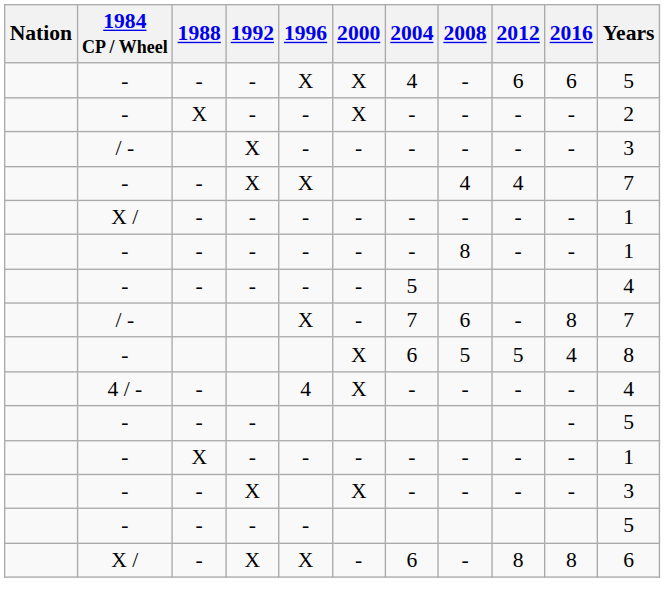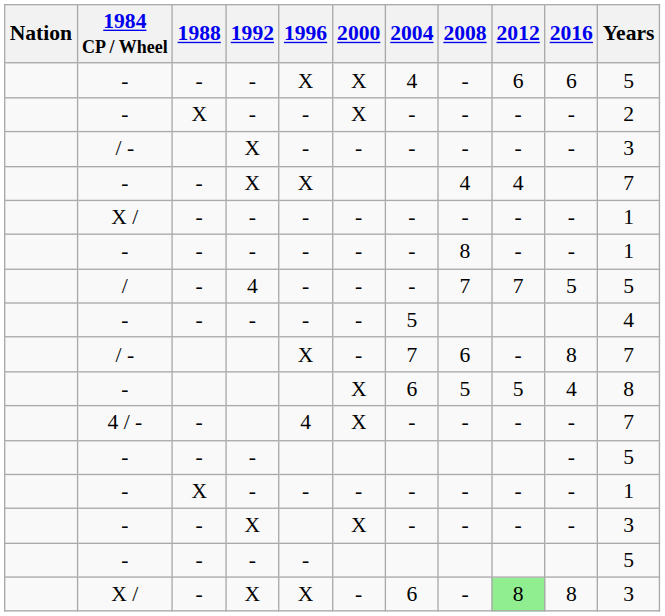+ row: (125, 285)
(629, 388) 4 -> (629, 422) 7
(518, 559) no background -> (518, 594) lightgreen background
(629, 559) 6 -> (629, 594) 3
